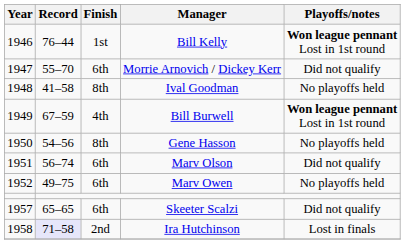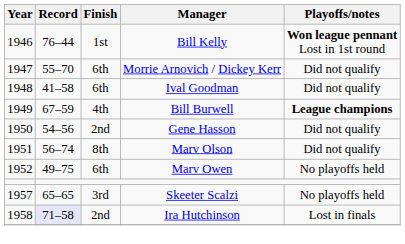(100, 88) 8th -> (100, 88) 6th
(342, 88) No playoffs held -> (342, 88) Did not qualify
(342, 116) Won league pennant Lost in 1st round -> (342, 108) League champions
(100, 143) 8th -> (100, 128) 2nd
(342, 143) No playoffs held -> (342, 128) Did not qualify
(100, 163) 6th -> (100, 149) 8th
(100, 209) 6th -> (100, 194) 3rd
(342, 209) Did not qualify -> (342, 194) No playoffs held
